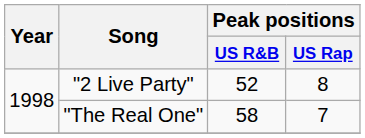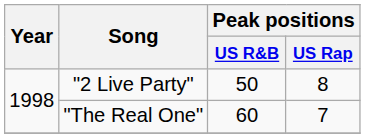(247, 84) 52 -> (247, 84) 50
(247, 116) 58 -> (247, 116) 60
